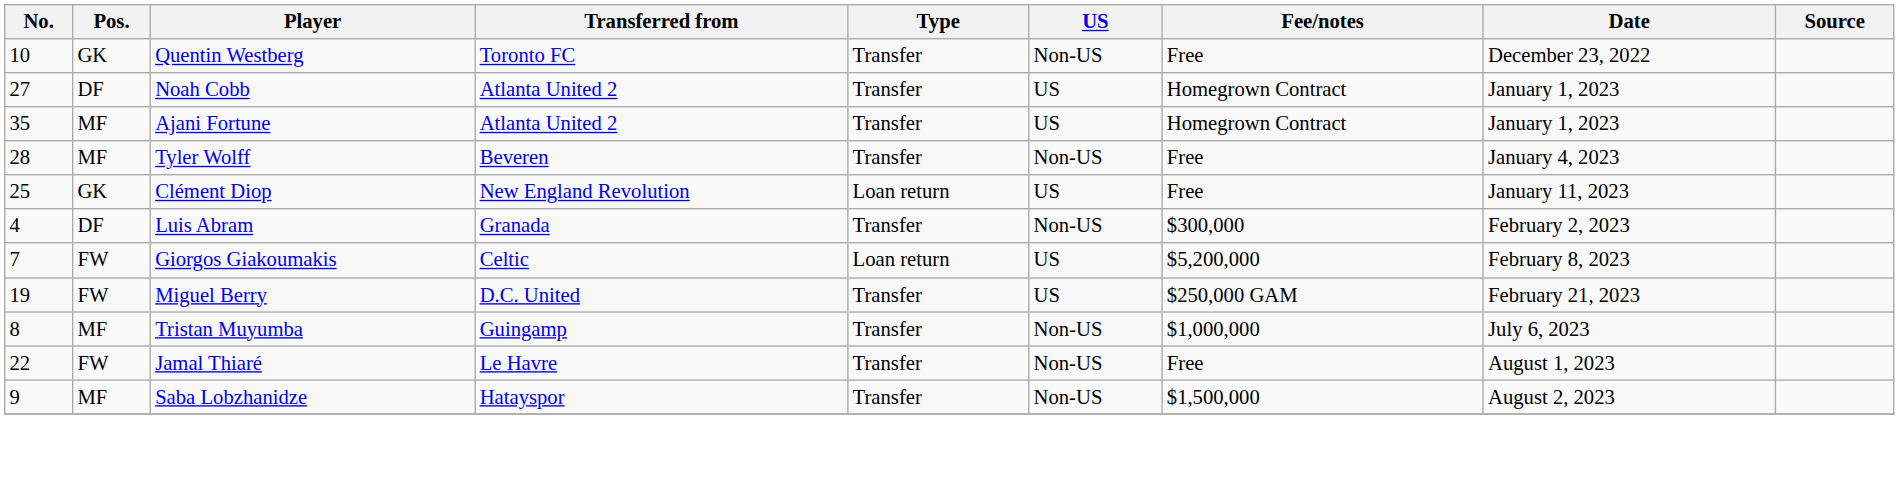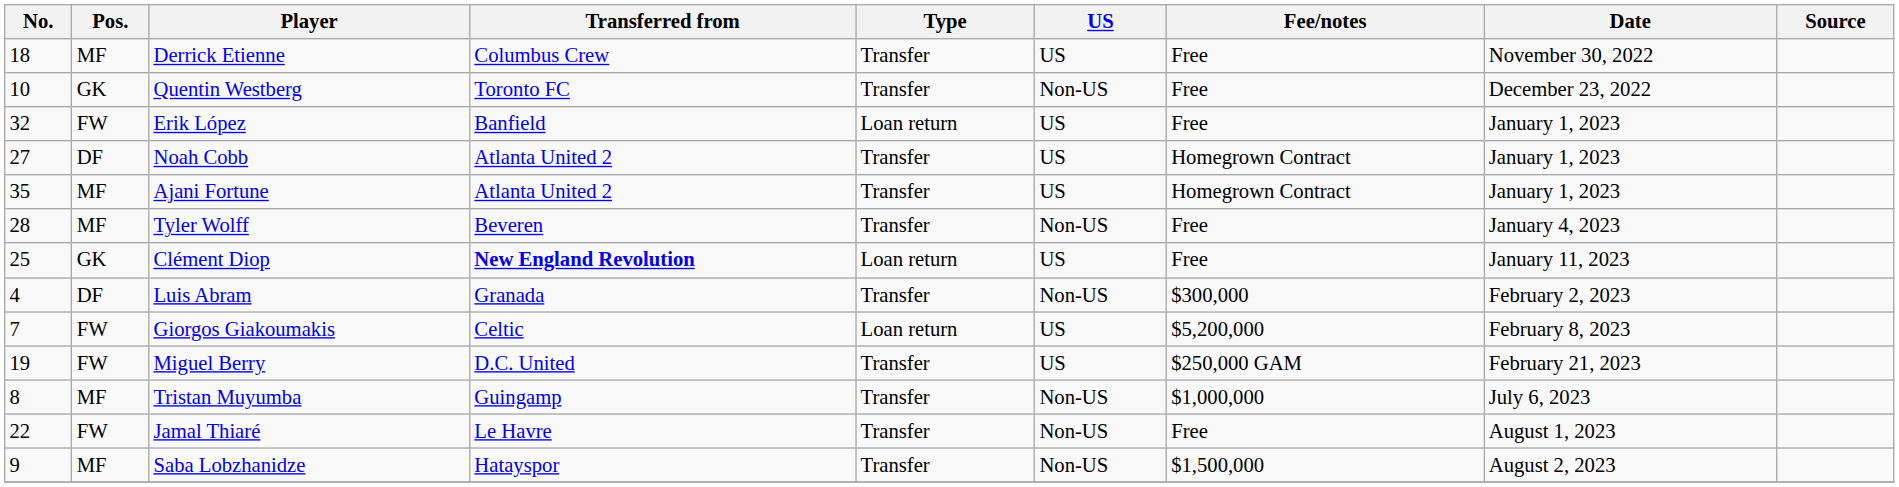+ row: (219, 55)
+ row: (200, 123)
(585, 192) normal -> (585, 260) bold
